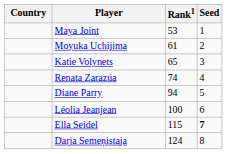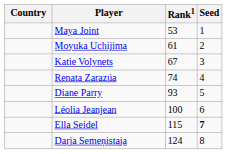(173, 62) 65 -> (173, 62) 67
(173, 93) 94 -> (173, 93) 93
